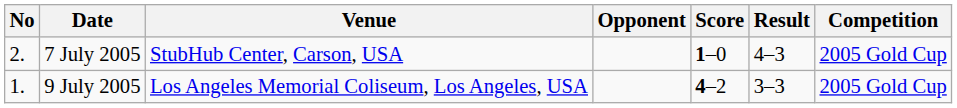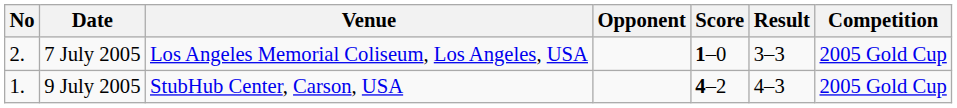(277, 53) StubHub Center, Carson, USA -> (369, 53) Los Angeles Memorial Coliseum, Los Angeles, USA
(769, 53) 4–3 -> (769, 53) 3–3
(369, 86) Los Angeles Memorial Coliseum, Los Angeles, USA -> (277, 86) StubHub Center, Carson, USA
(769, 86) 3–3 -> (769, 86) 4–3
